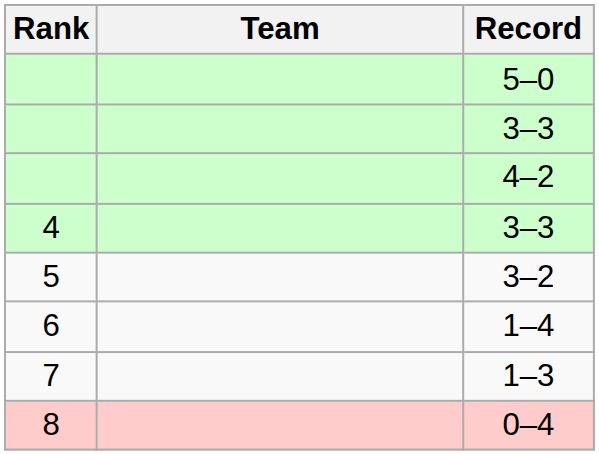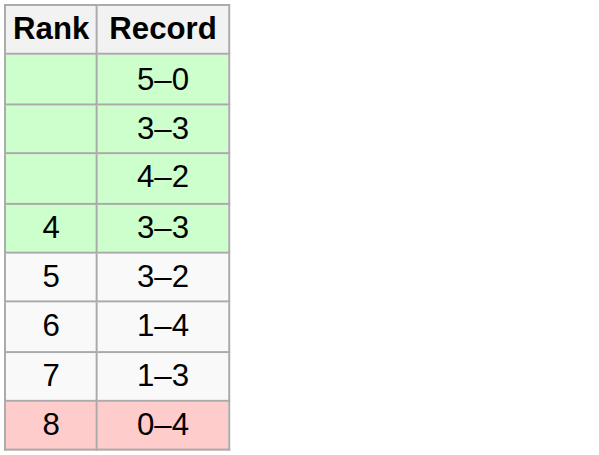- column: (280, 29)
